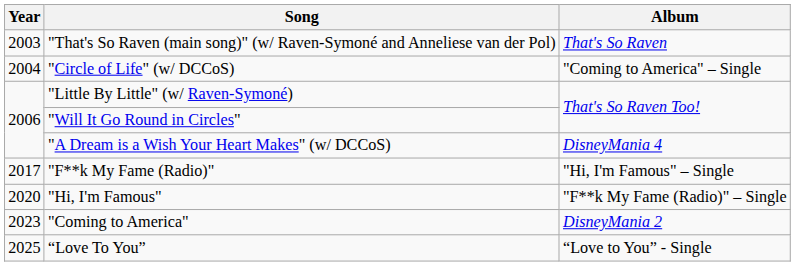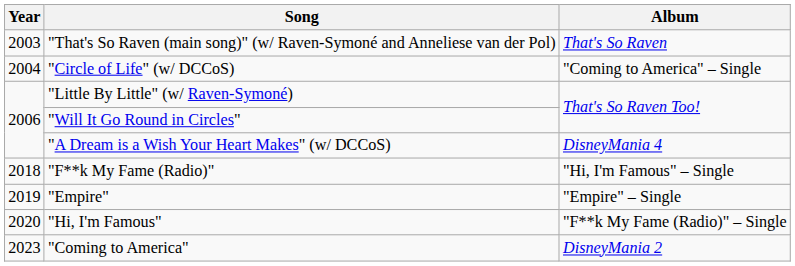(24, 171) 2017 -> (24, 171) 2018
+ row: (78, 196)
- row: (97, 247)
